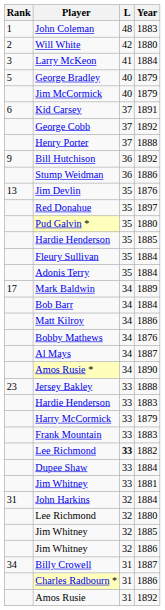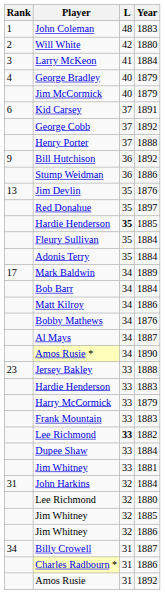(9, 77) 5 -> (9, 77) 4
- row: (62, 223)
(127, 240) normal -> (127, 223) bold
